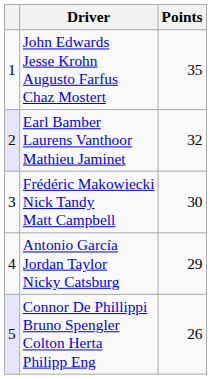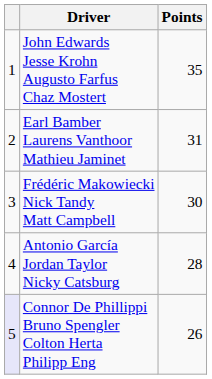(12, 140) lavender background -> (12, 140) no background
(195, 140) 32 -> (195, 140) 31
(195, 264) 29 -> (195, 264) 28
